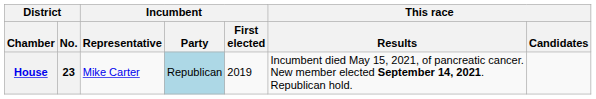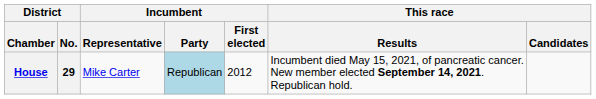(69, 73) 23 -> (69, 73) 29
(240, 73) 2019 -> (240, 73) 2012
